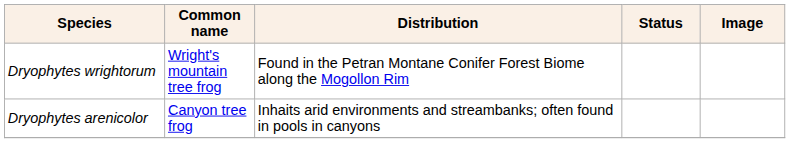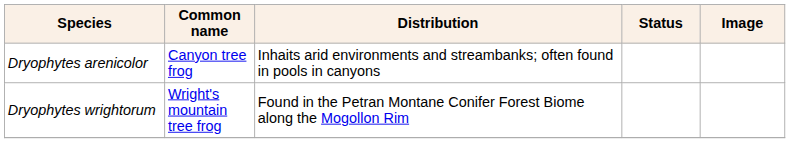rows swapped: (78, 118) <-> (82, 71)
